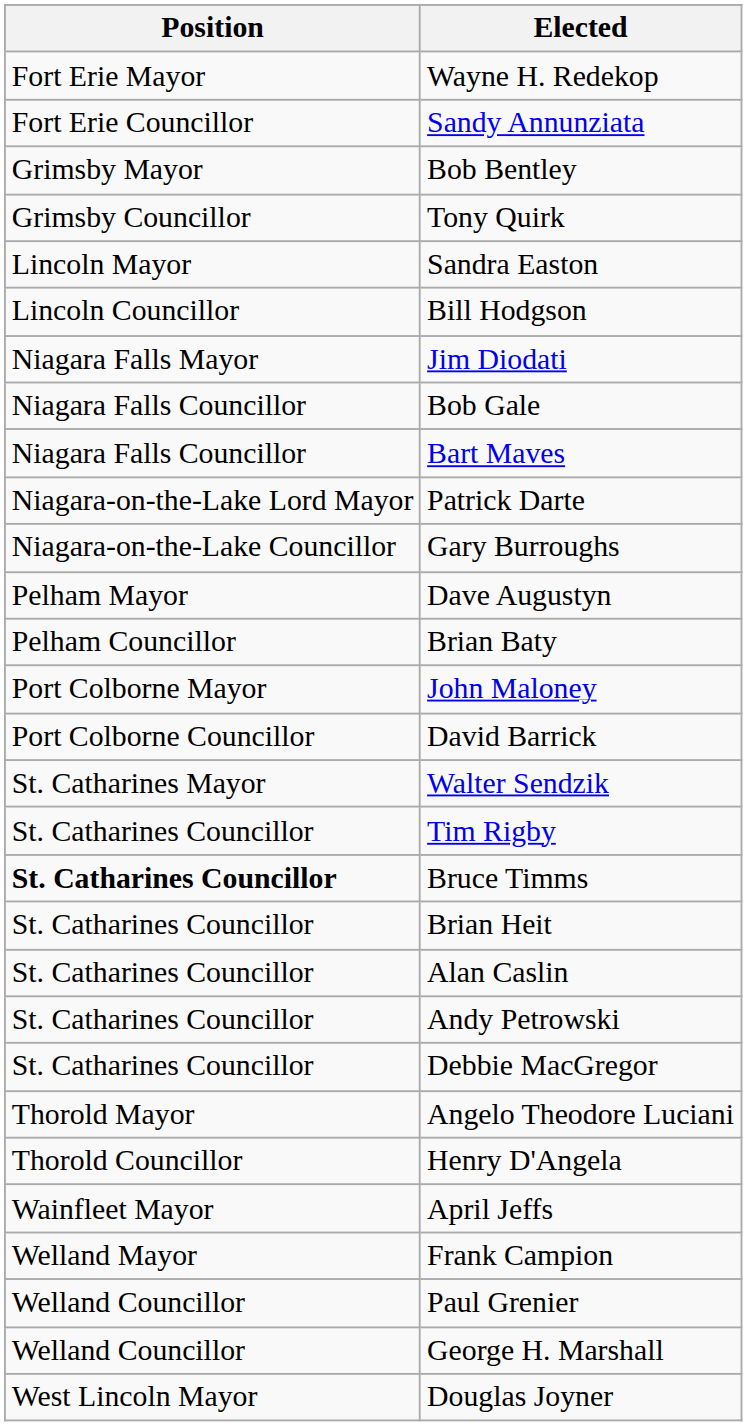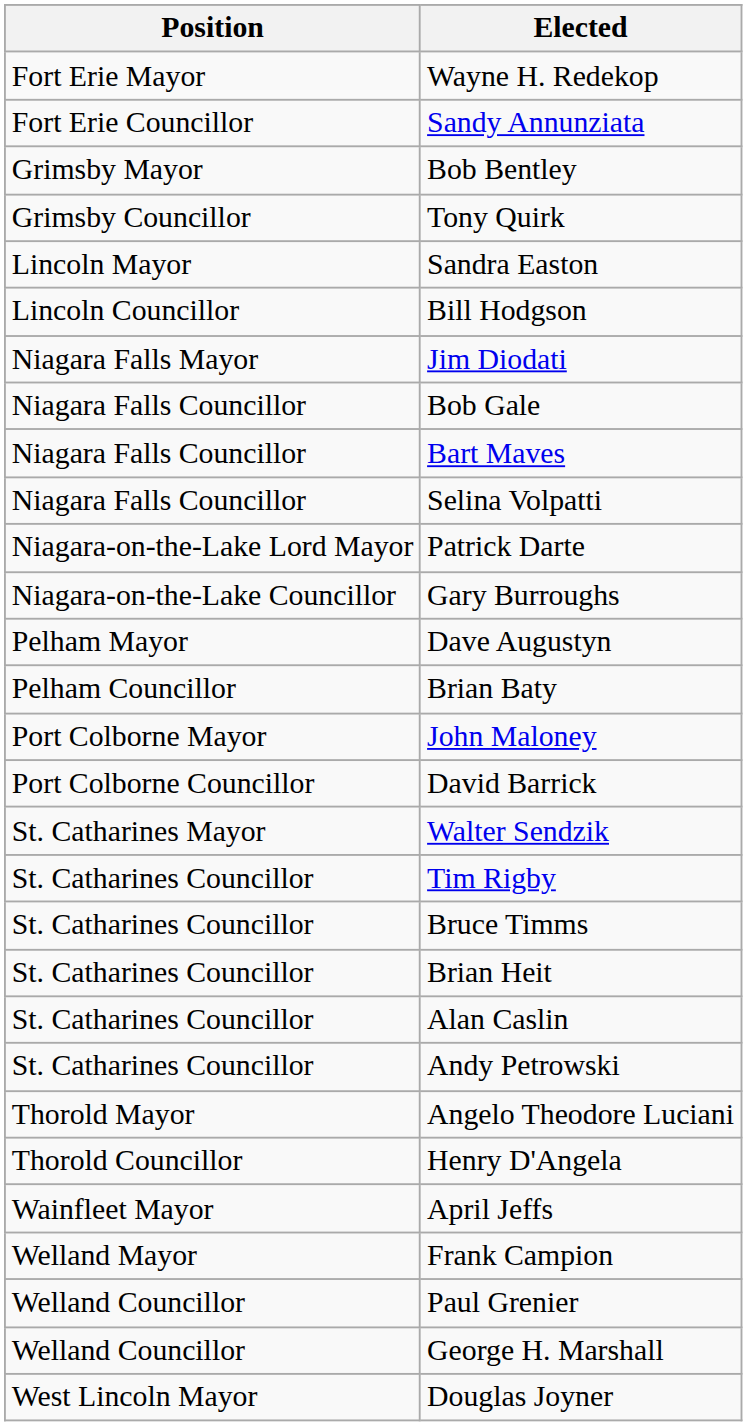+ row: (515, 500)
(174, 877) bold -> (163, 924) normal
- row: (542, 1066)
